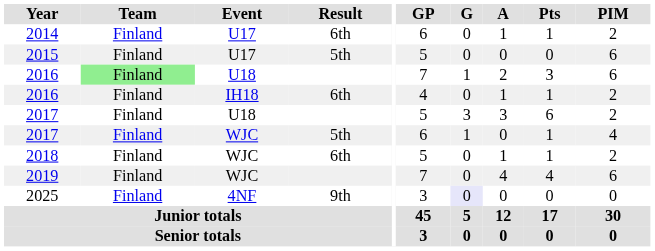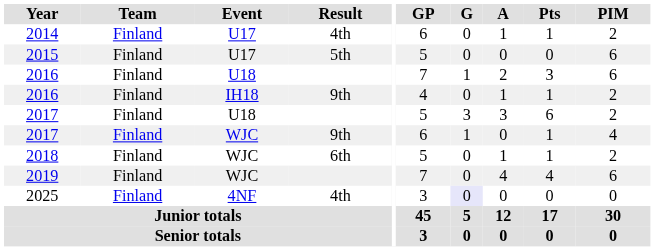(340, 34) 6th -> (340, 34) 4th
(138, 74) lightgreen background -> (138, 74) no background
(340, 94) 6th -> (340, 94) 9th
(340, 135) 5th -> (340, 135) 9th
(340, 195) 9th -> (340, 195) 4th
